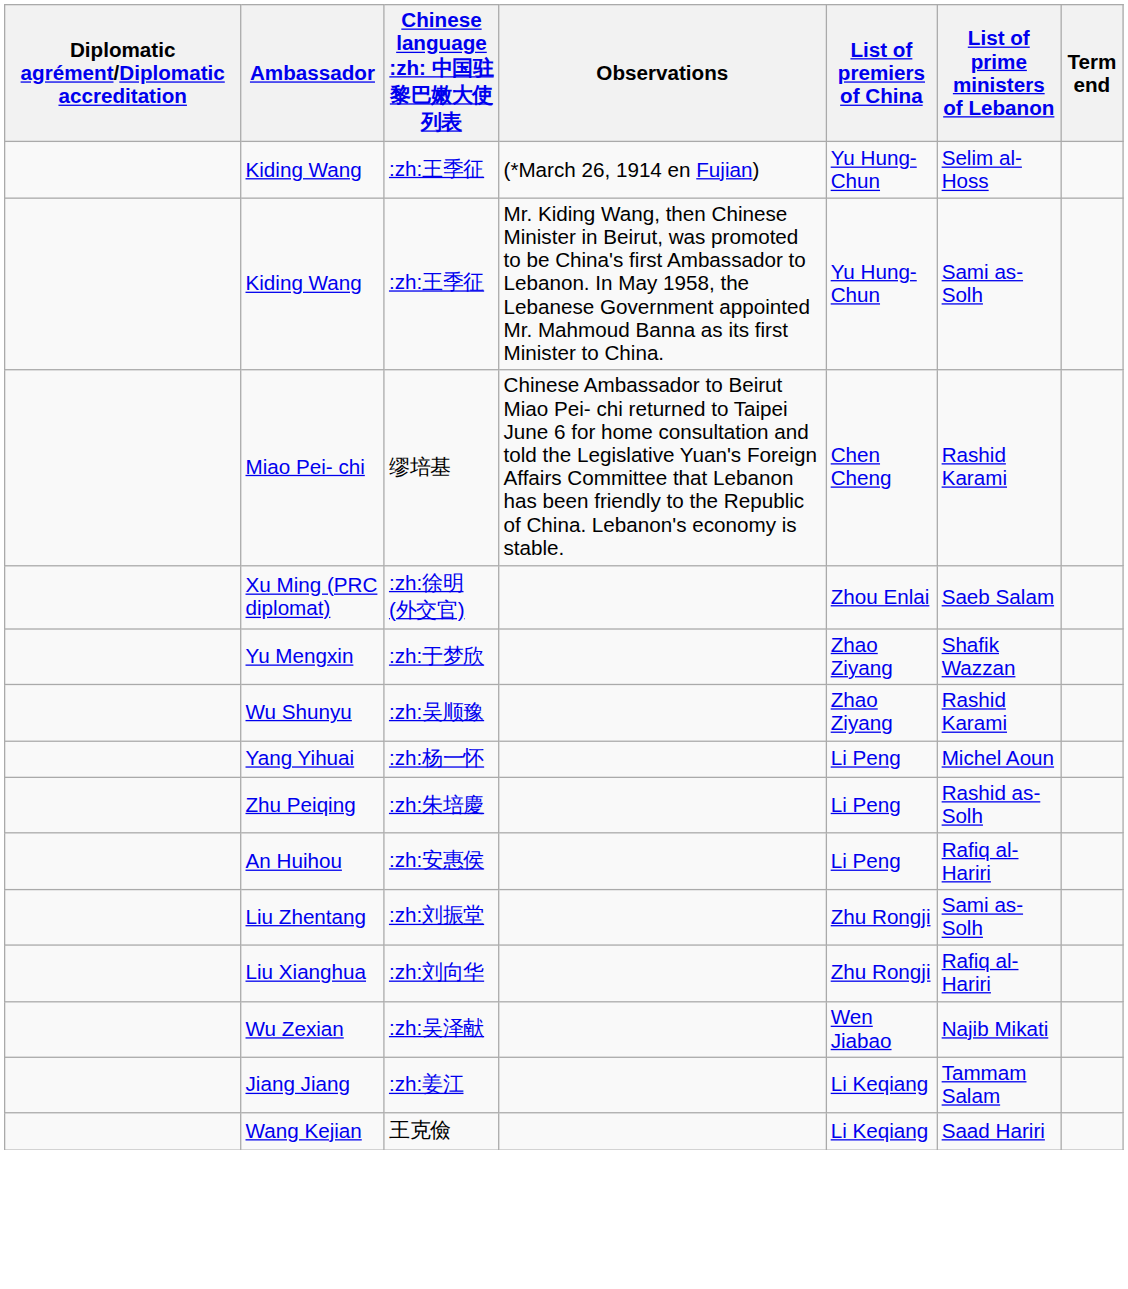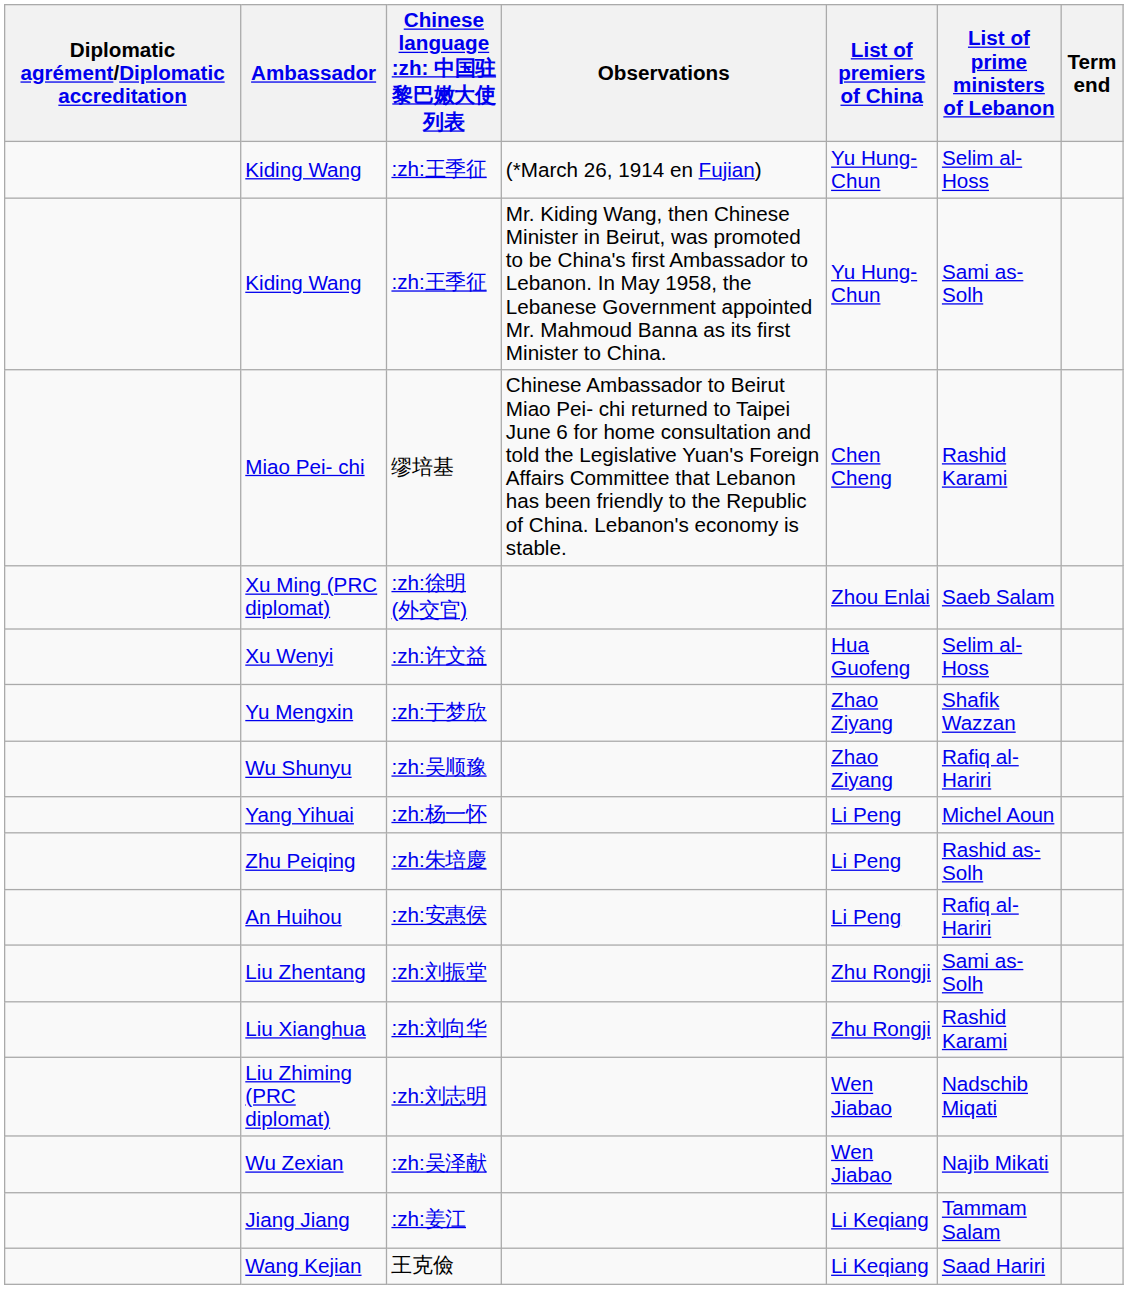+ row: (289, 656)
(974, 712) Rashid Karami -> (980, 768) Rafiq al-Hariri
(980, 973) Rafiq al-Hariri -> (975, 1029) Rashid Karami
+ row: (299, 1096)
